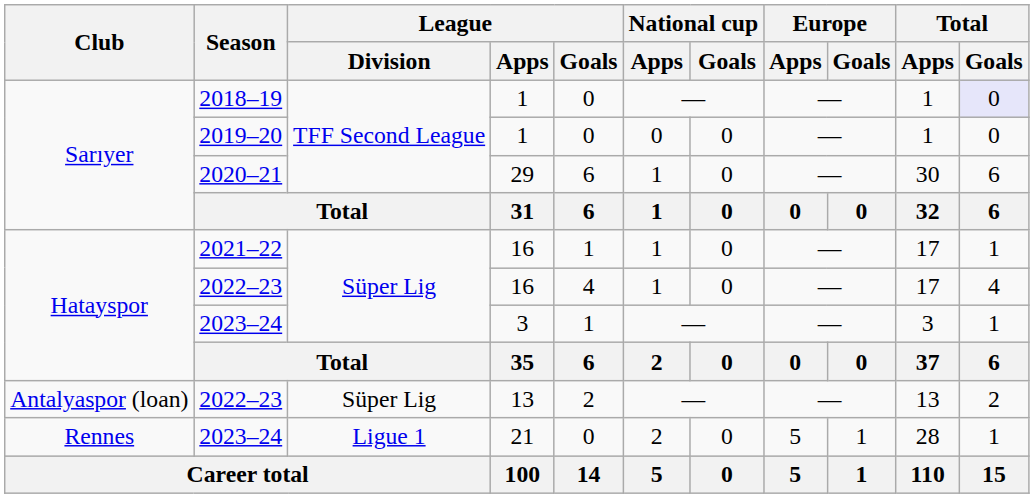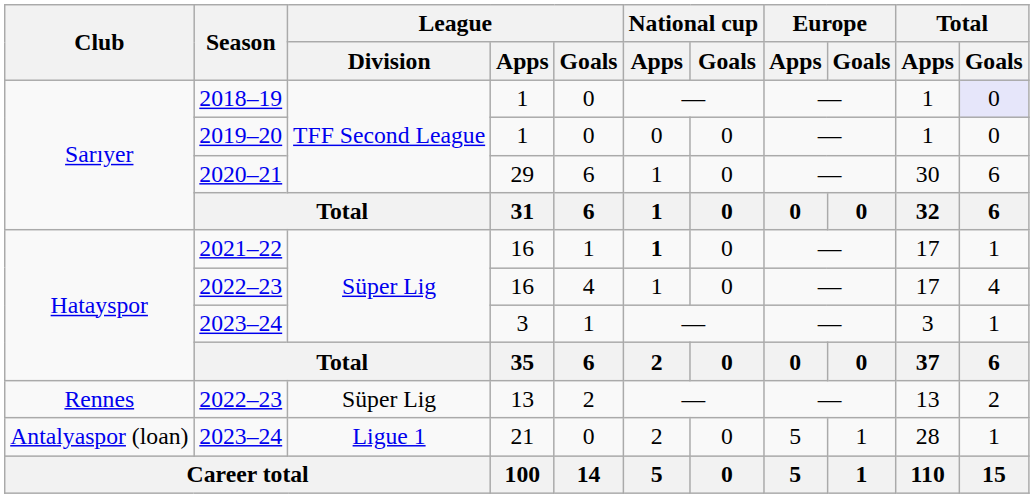(657, 248) normal -> (657, 248) bold
(99, 398) Antalyaspor (loan) -> (99, 398) Rennes
(99, 436) Rennes -> (99, 436) Antalyaspor (loan)
